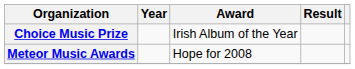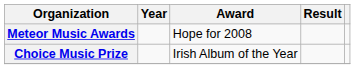rows swapped: (71, 53) <-> (71, 34)
